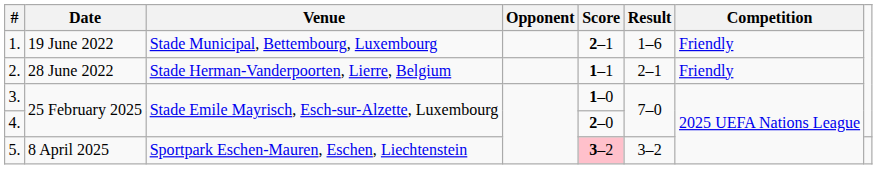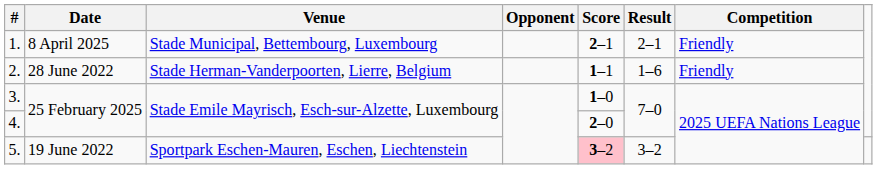(71, 43) 19 June 2022 -> (69, 43) 8 April 2025
(650, 43) 1–6 -> (650, 43) 2–1
(650, 70) 2–1 -> (650, 70) 1–6
(69, 149) 8 April 2025 -> (71, 149) 19 June 2022
